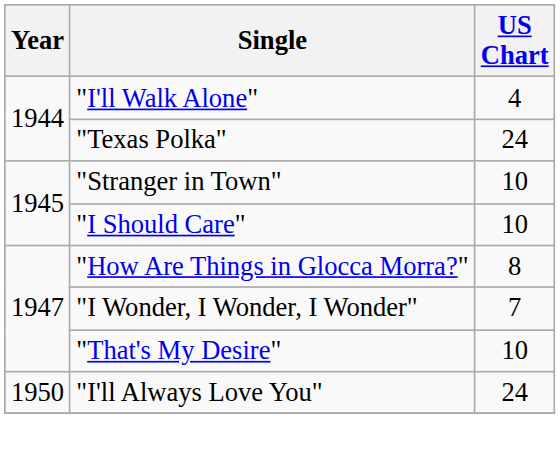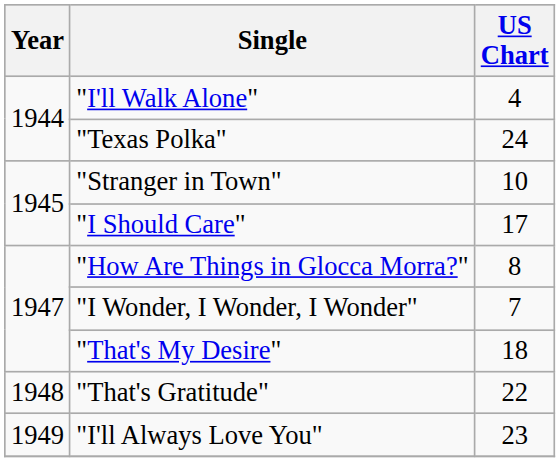(515, 223) 10 -> (515, 223) 17
(515, 350) 10 -> (515, 350) 18
+ row: (173, 392)
(38, 392) 1950 -> (38, 434) 1949
(515, 392) 24 -> (515, 434) 23
